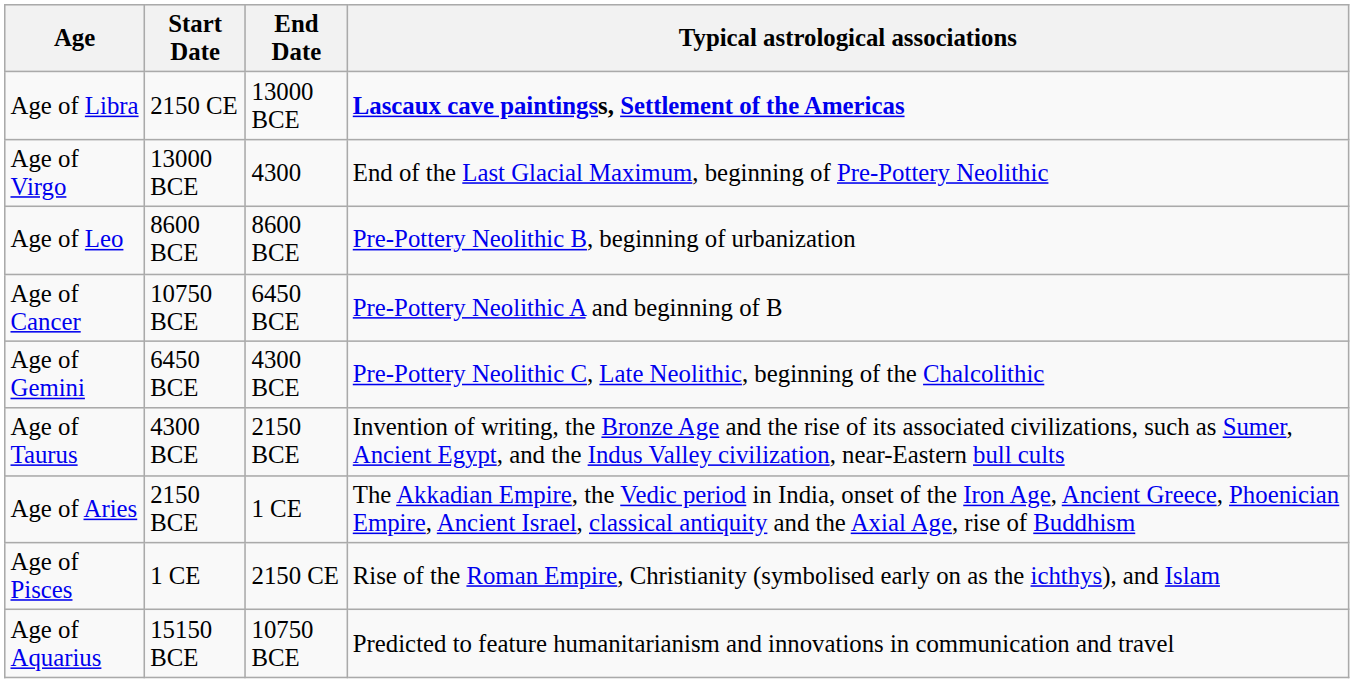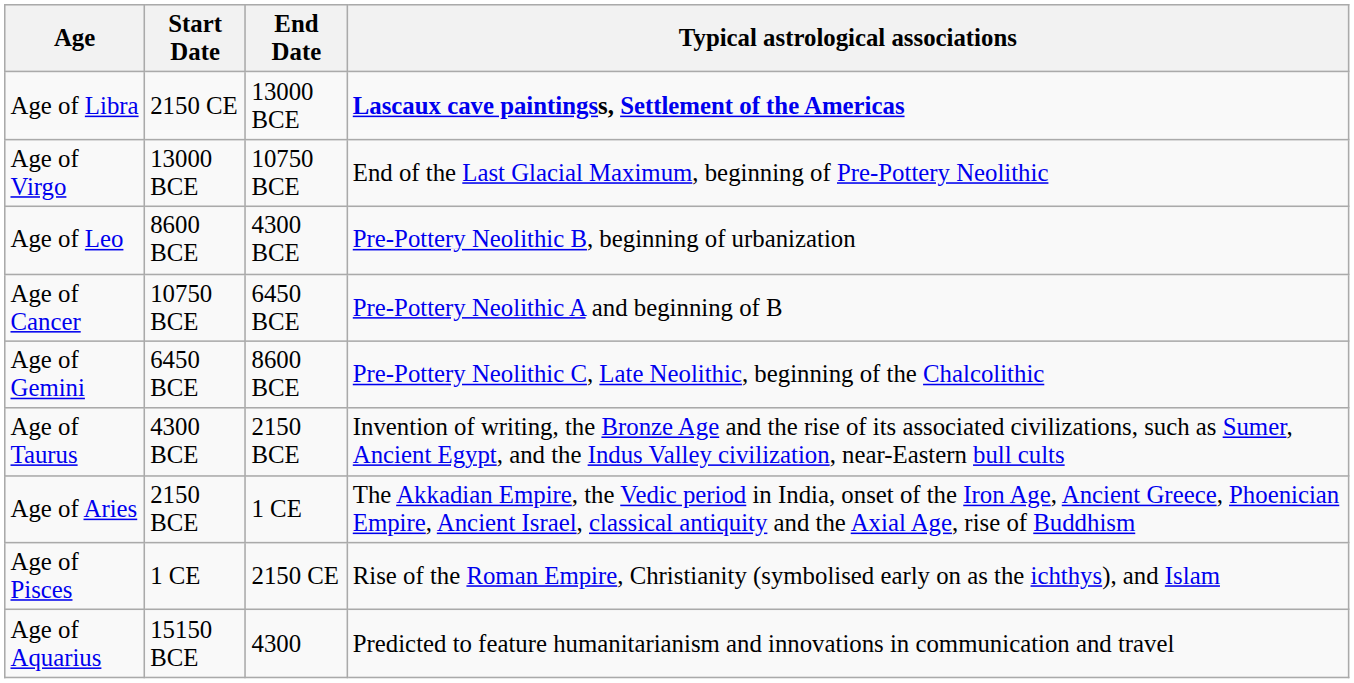(276, 172) 4300 -> (282, 172) 10750 BCE
(276, 239) 8600 BCE -> (276, 239) 4300 BCE
(276, 374) 4300 BCE -> (276, 374) 8600 BCE
(282, 643) 10750 BCE -> (276, 643) 4300
